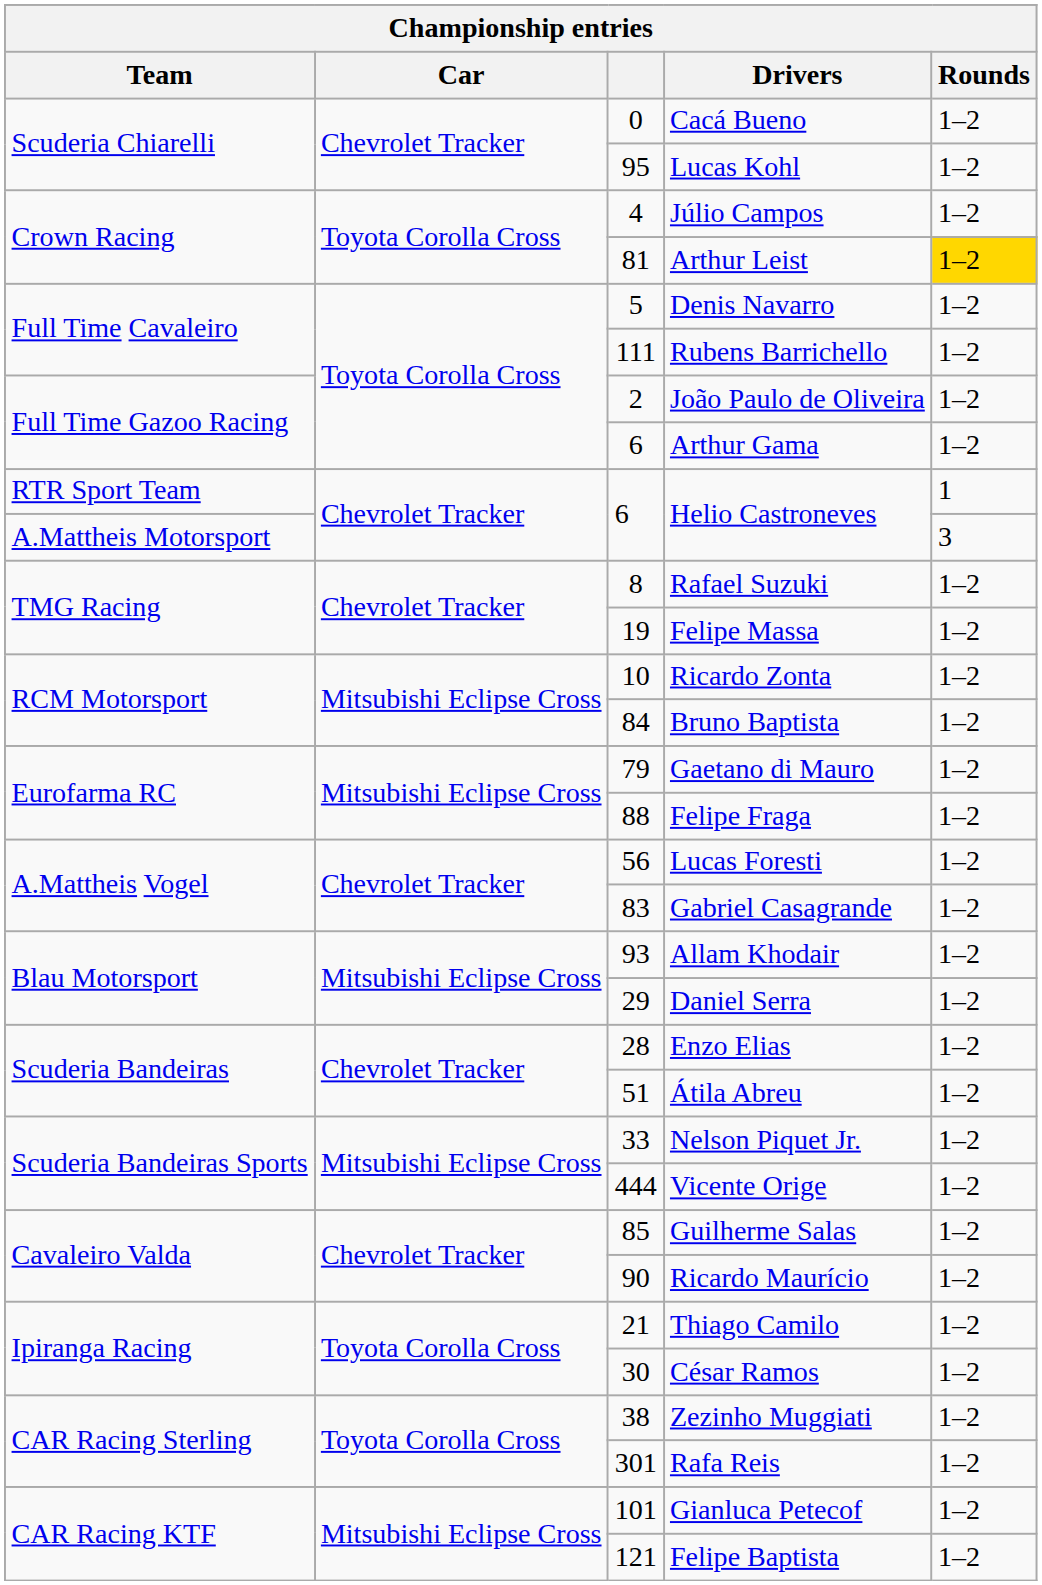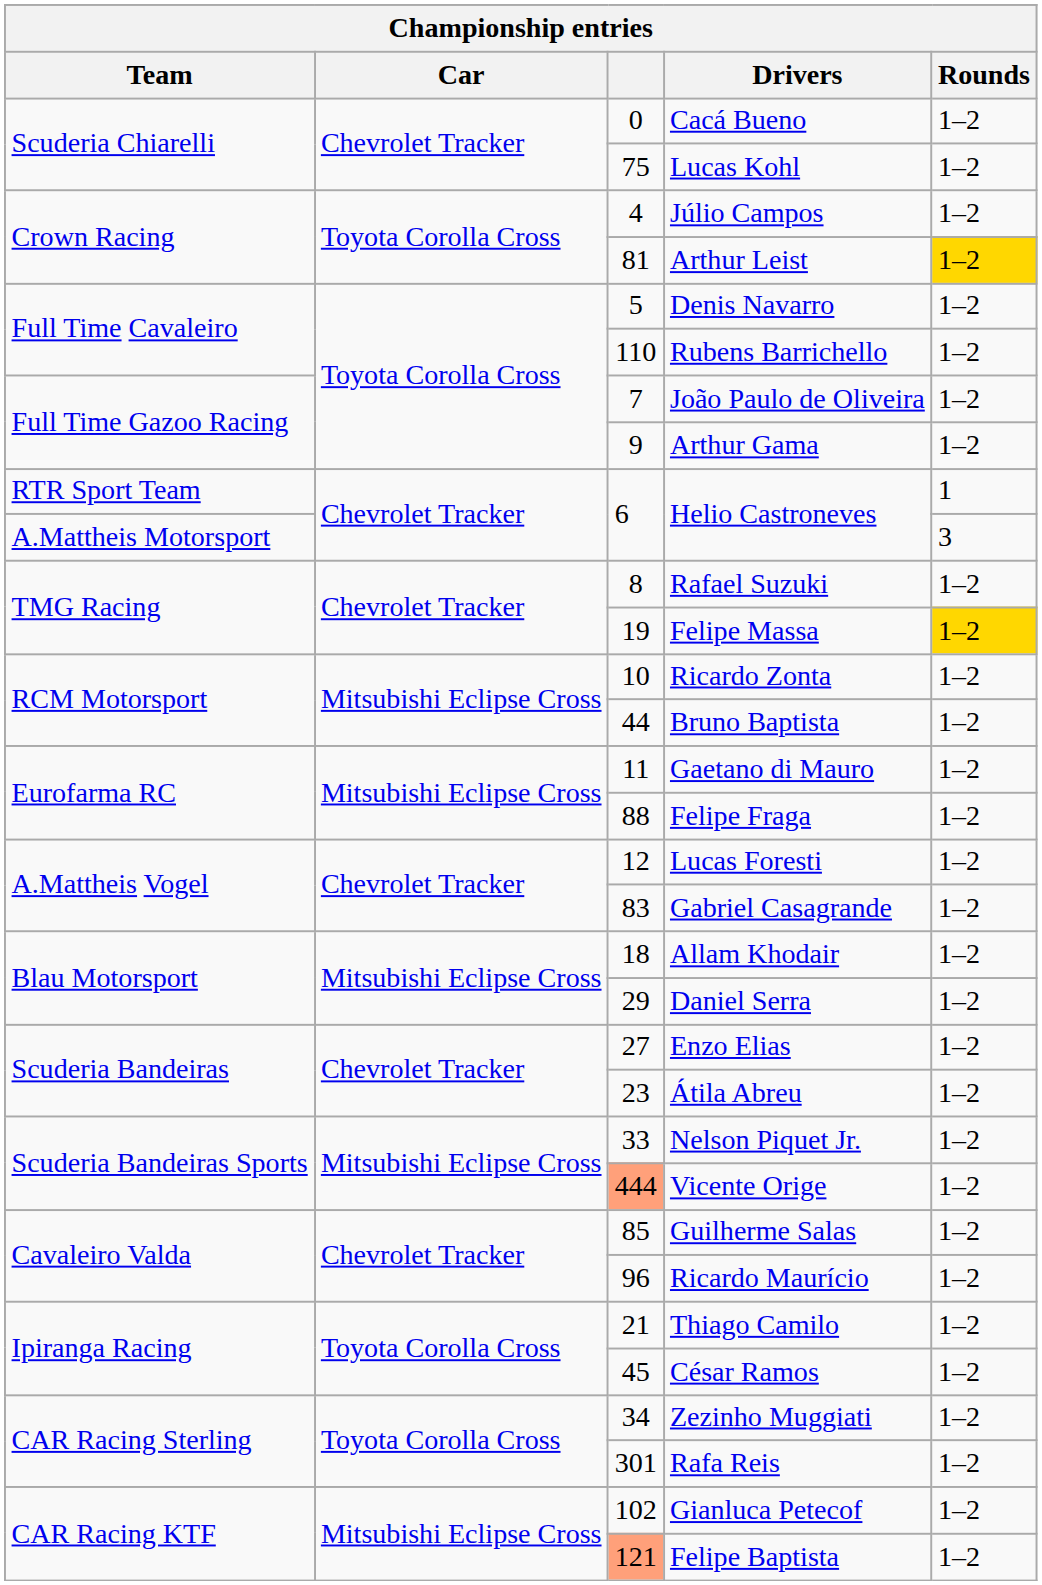(636, 166) 95 -> (636, 166) 75
(636, 352) 111 -> (636, 352) 110
(636, 398) 2 -> (636, 398) 7
(636, 444) 6 -> (636, 444) 9
(959, 630) no background -> (959, 630) gold background
(636, 722) 84 -> (636, 722) 44
(636, 769) 79 -> (636, 769) 11
(636, 861) 56 -> (636, 861) 12
(636, 954) 93 -> (636, 954) 18
(636, 1046) 28 -> (636, 1046) 27
(636, 1093) 51 -> (636, 1093) 23
(636, 1185) no background -> (636, 1185) lightsalmon background
(636, 1278) 90 -> (636, 1278) 96
(636, 1371) 30 -> (636, 1371) 45
(636, 1417) 38 -> (636, 1417) 34
(636, 1510) 101 -> (636, 1510) 102
(636, 1556) no background -> (636, 1556) lightsalmon background
